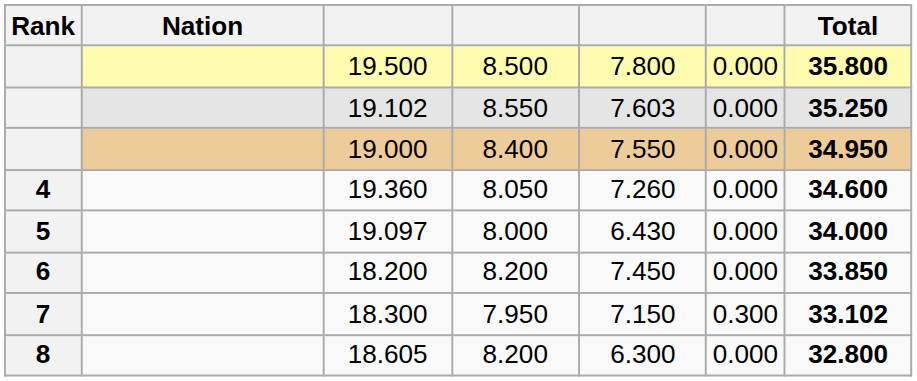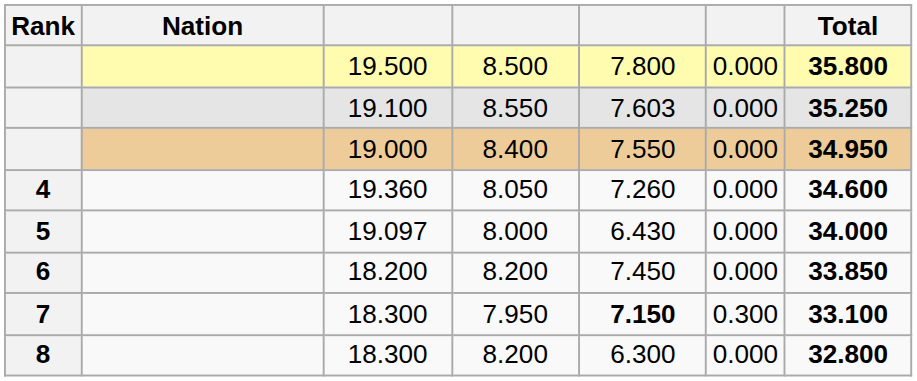(388, 107) 19.102 -> (388, 107) 19.100
(643, 313) normal -> (643, 313) bold
(848, 313) 33.102 -> (848, 313) 33.100
(388, 354) 18.605 -> (388, 354) 18.300
